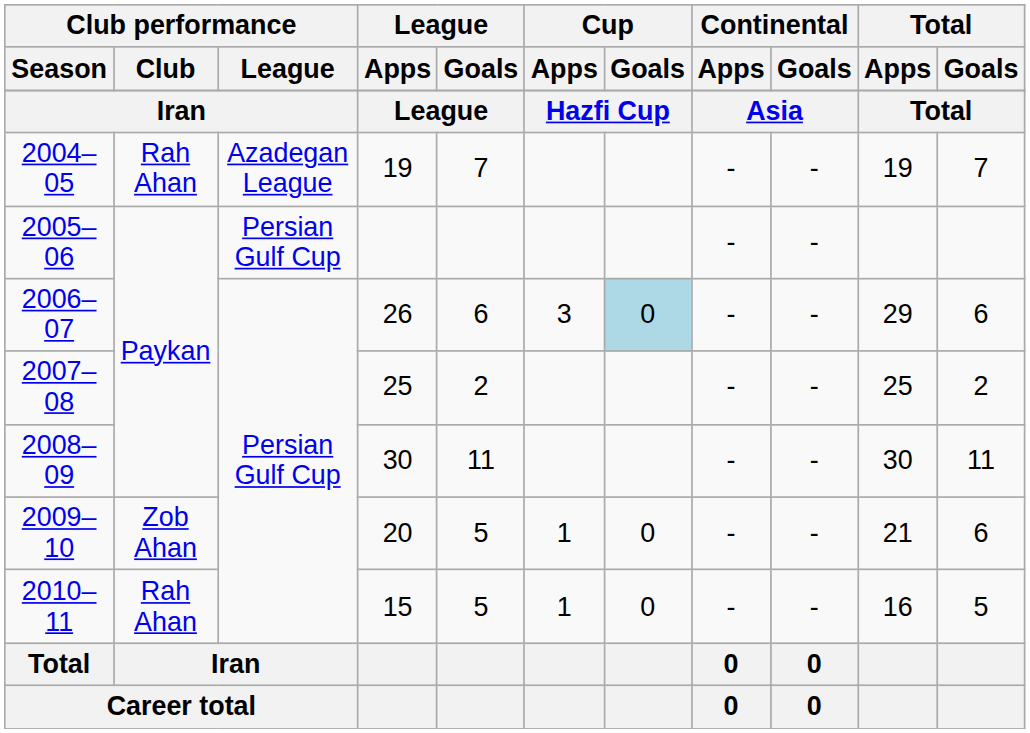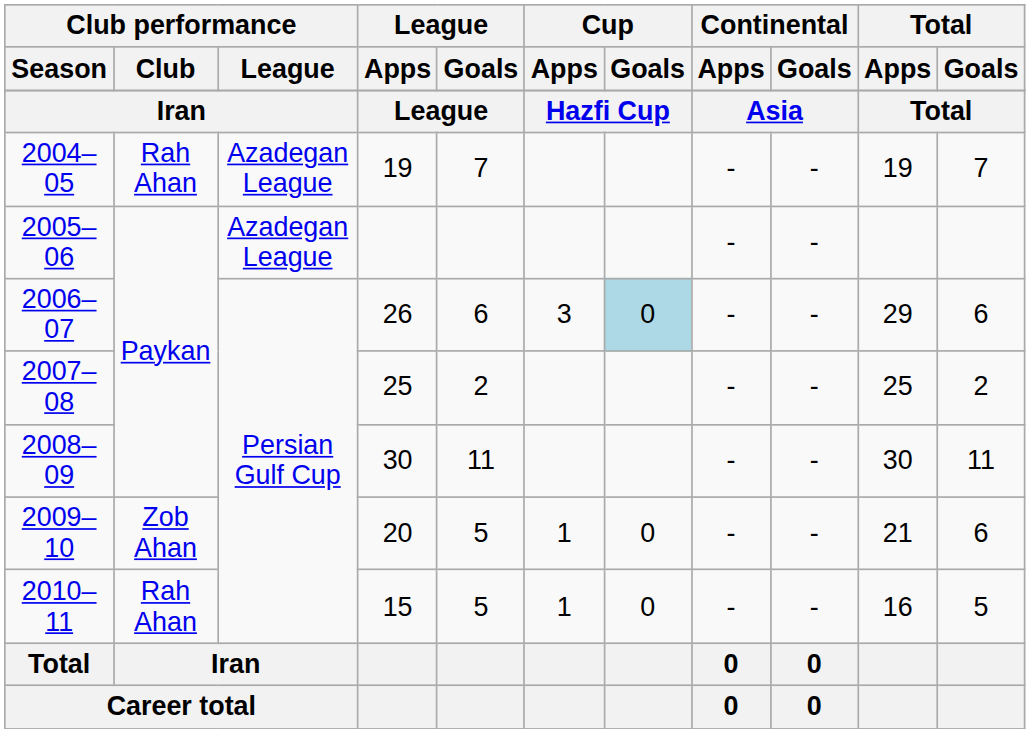(288, 241) Persian Gulf Cup -> (288, 241) Azadegan League
